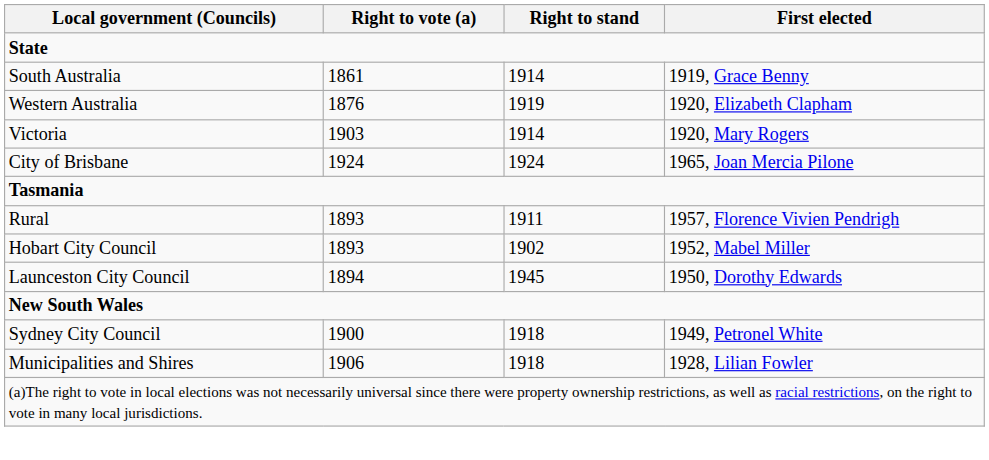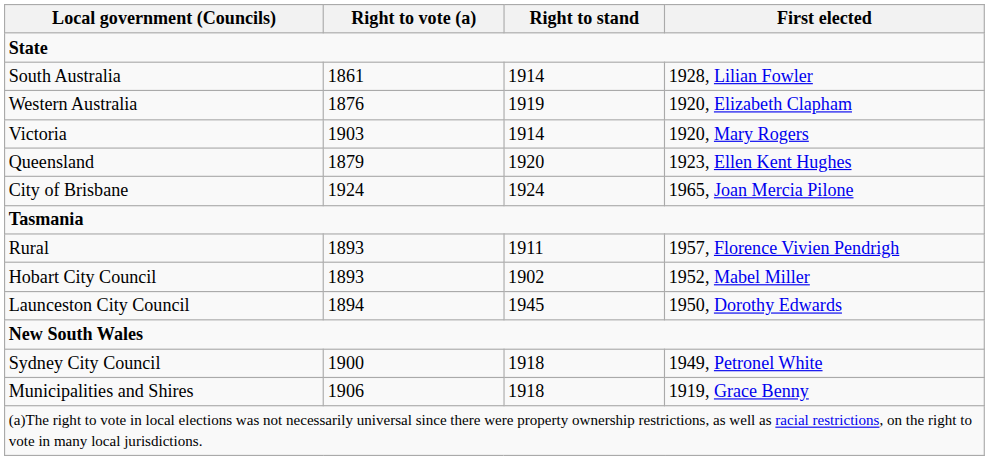(739, 76) 1919, Grace Benny -> (741, 76) 1928, Lilian Fowler
+ row: (51, 162)
(741, 362) 1928, Lilian Fowler -> (739, 391) 1919, Grace Benny
